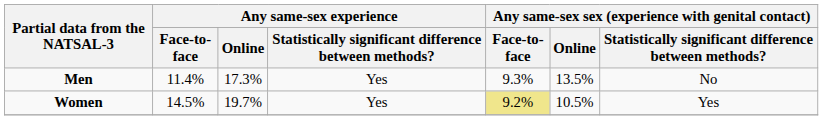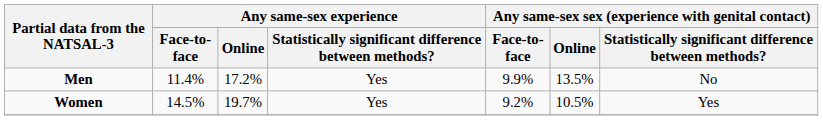(243, 79) 17.3% -> (243, 79) 17.2%
(518, 79) 9.3% -> (518, 79) 9.9%
(518, 102) khaki background -> (518, 102) no background
